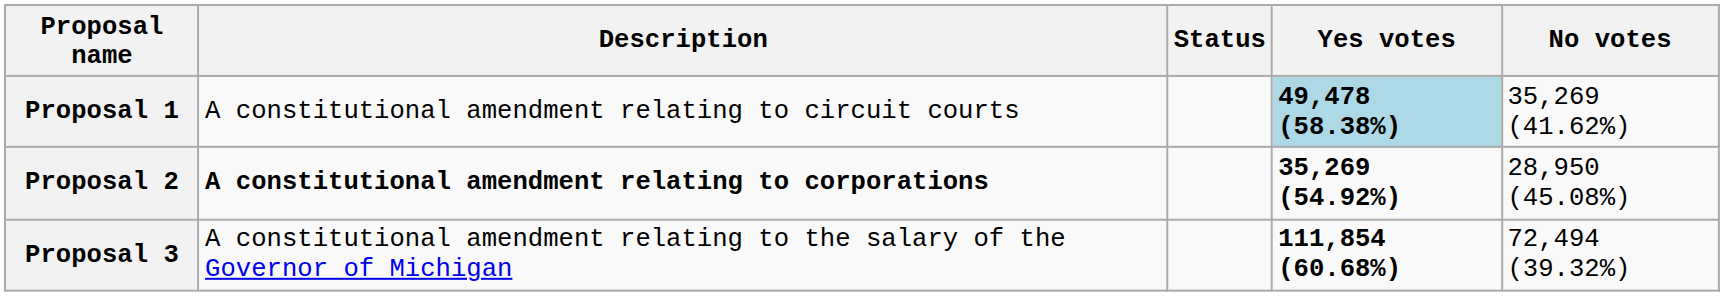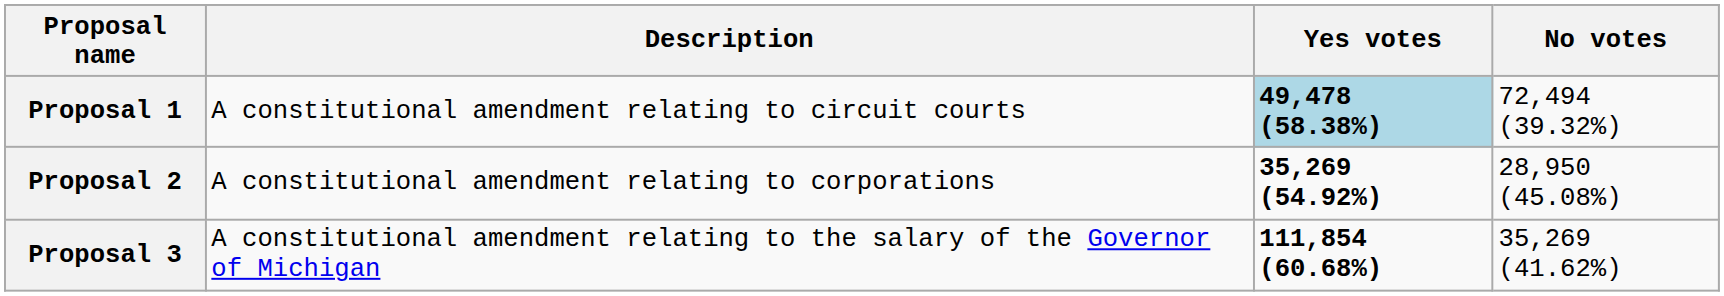- column: (1220, 41)
(1569, 112) 35,269 (41.62%) -> (1560, 112) 72,494 (39.32%)
(597, 183) bold -> (603, 183) normal
(1569, 254) 72,494 (39.32%) -> (1560, 254) 35,269 (41.62%)
